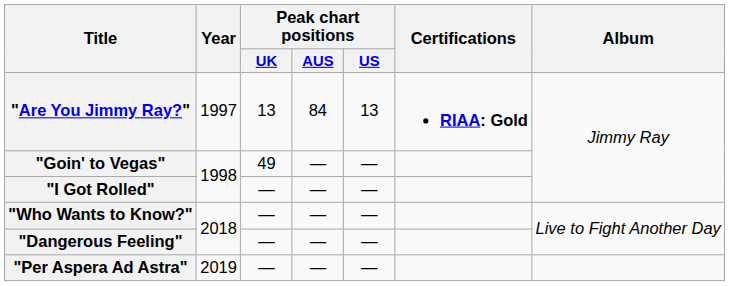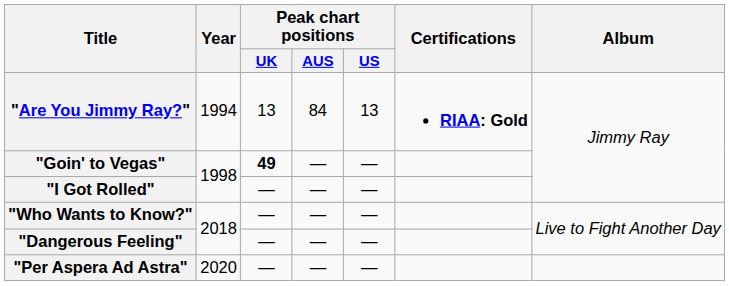(219, 111) 1997 -> (219, 111) 1994
(266, 163) normal -> (266, 163) bold
(219, 267) 2019 -> (219, 267) 2020
